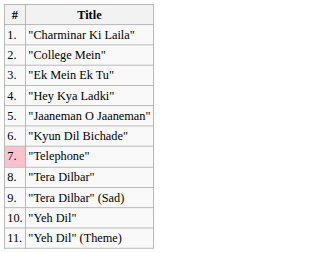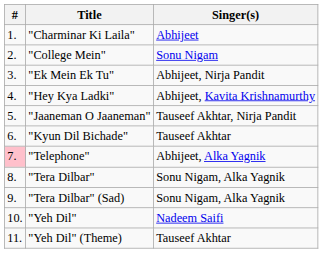+ column: (236, 14)
